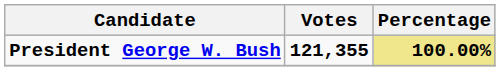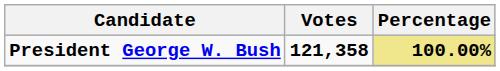(329, 51) 121,355 -> (329, 51) 121,358
